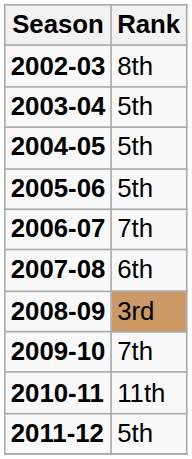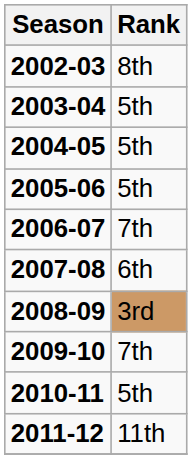(141, 392) 11th -> (135, 392) 5th
(135, 433) 5th -> (141, 433) 11th
